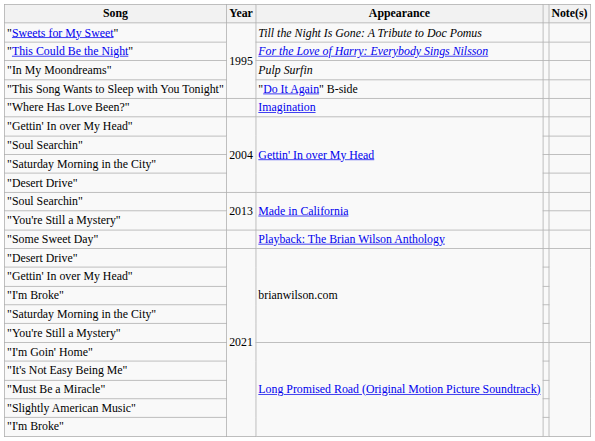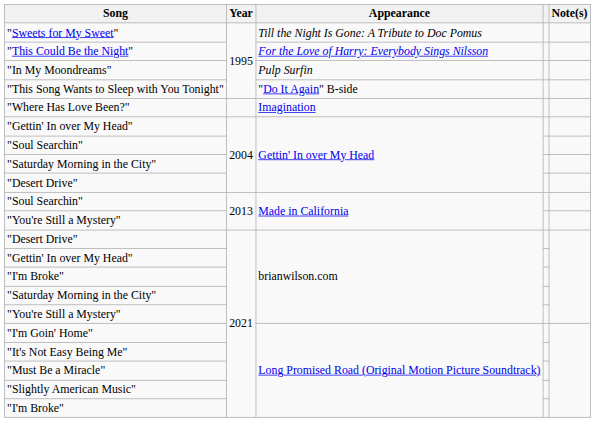- row: (53, 239)
